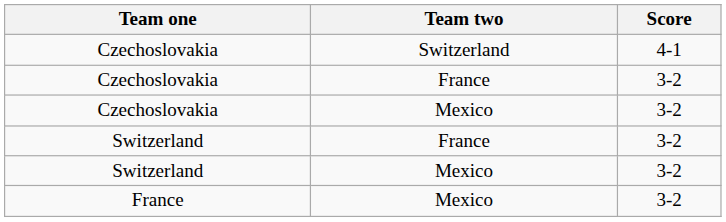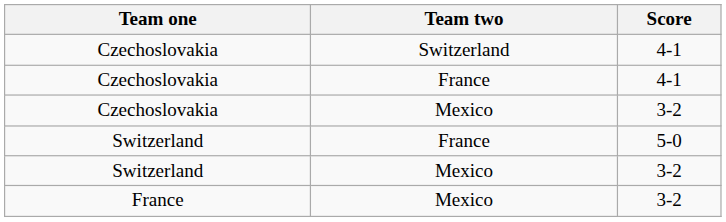(669, 79) 3-2 -> (669, 79) 4-1
(669, 140) 3-2 -> (669, 140) 5-0
